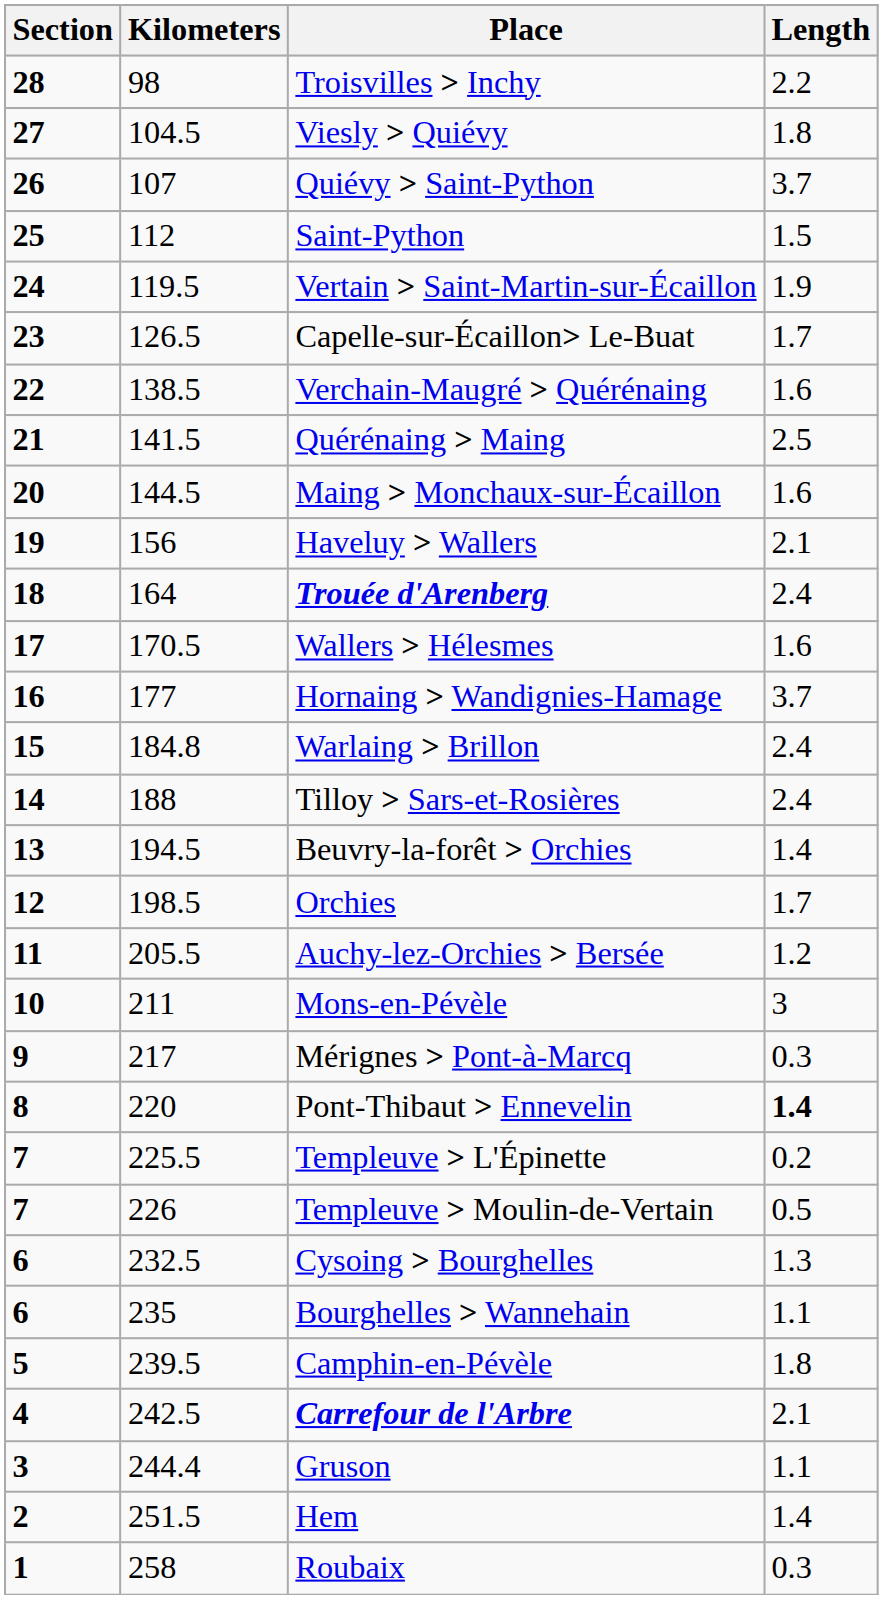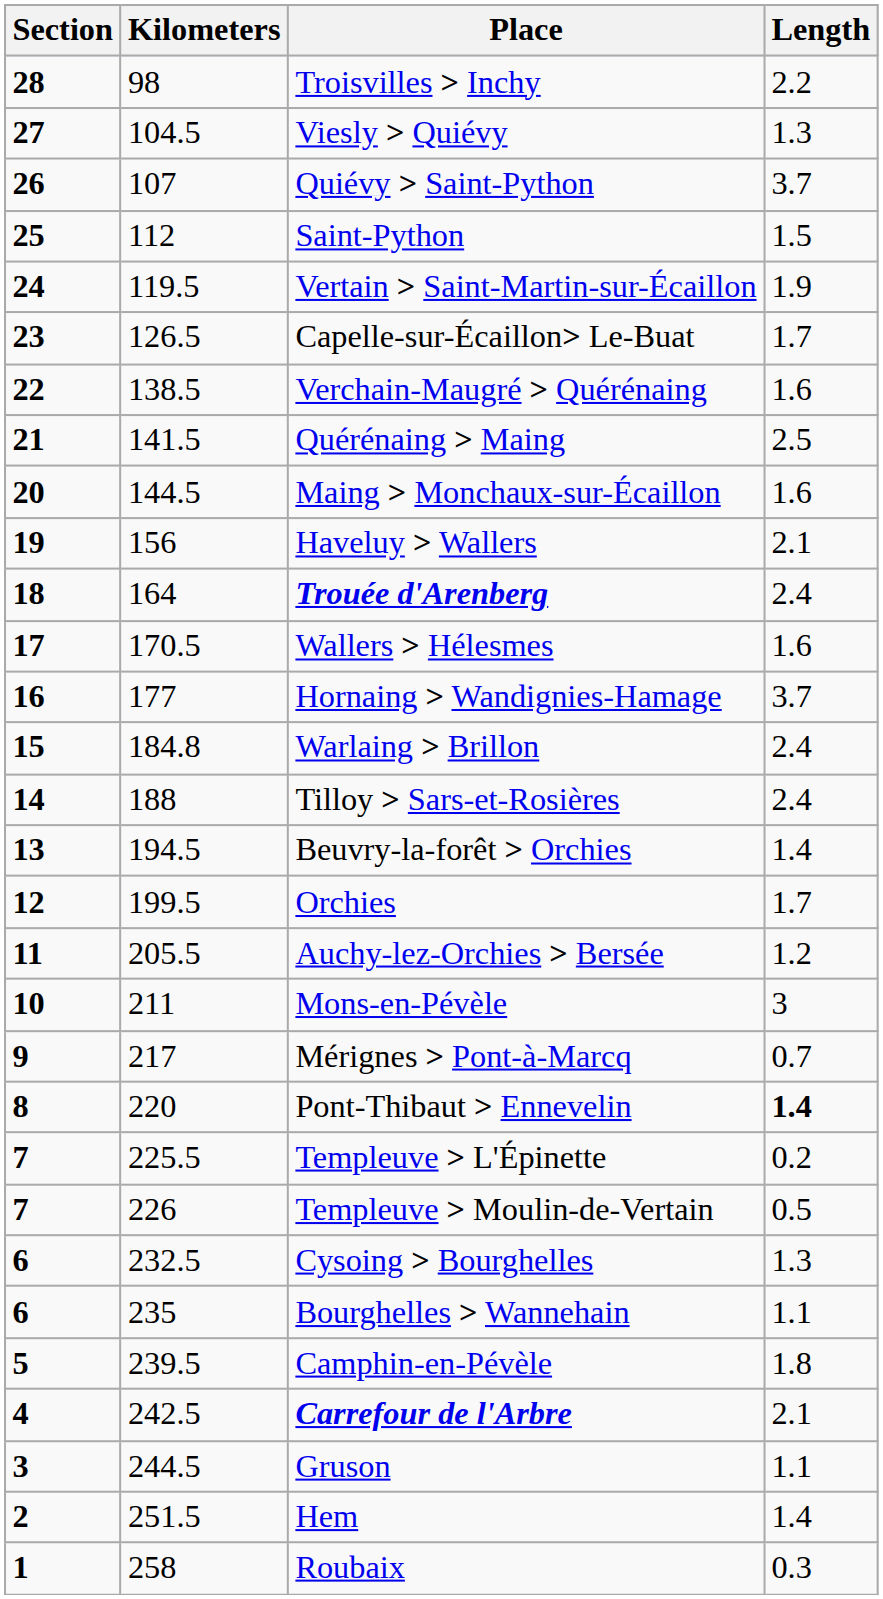(792, 132) 1.8 -> (792, 132) 1.3
(164, 901) 198.5 -> (164, 901) 199.5
(792, 1055) 0.3 -> (792, 1055) 0.7
(164, 1465) 244.4 -> (164, 1465) 244.5
